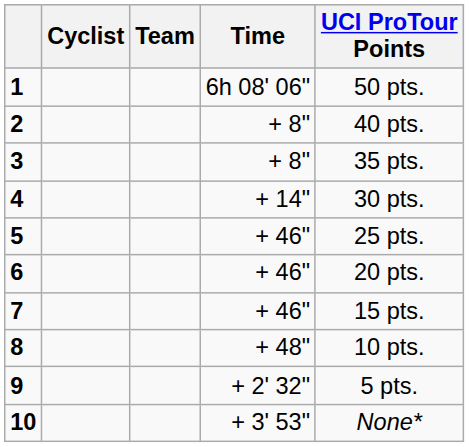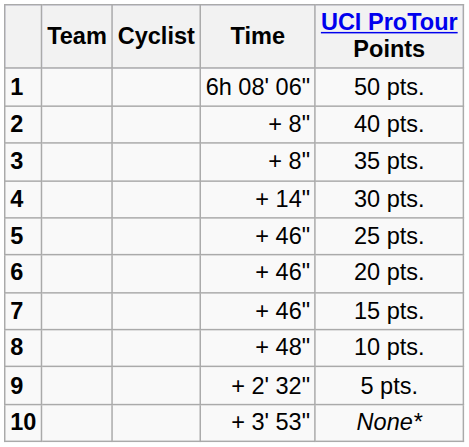columns swapped: (86, 36) <-> (165, 36)
